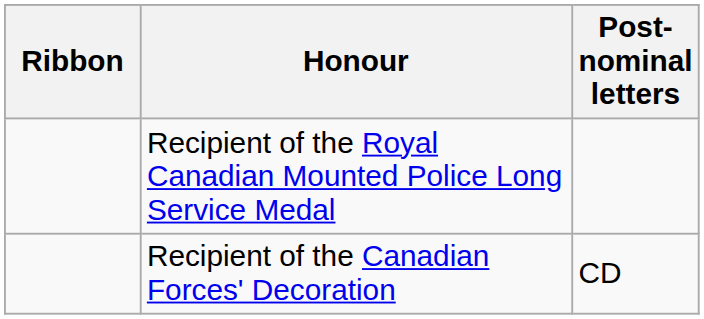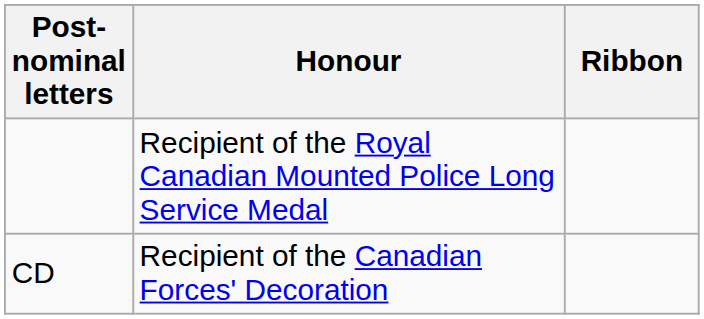columns swapped: (72, 61) <-> (635, 61)
